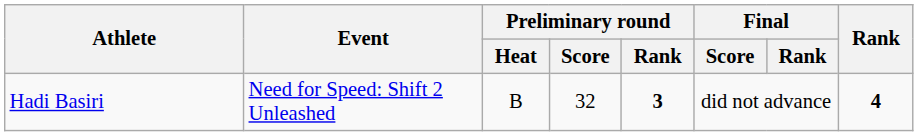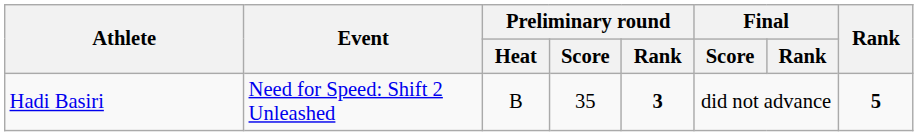(585, 101) 32 -> (585, 101) 35
(876, 101) 4 -> (876, 101) 5
